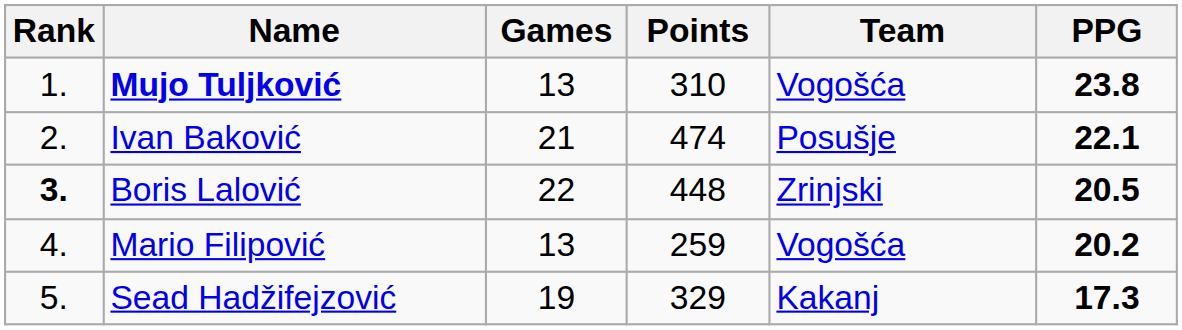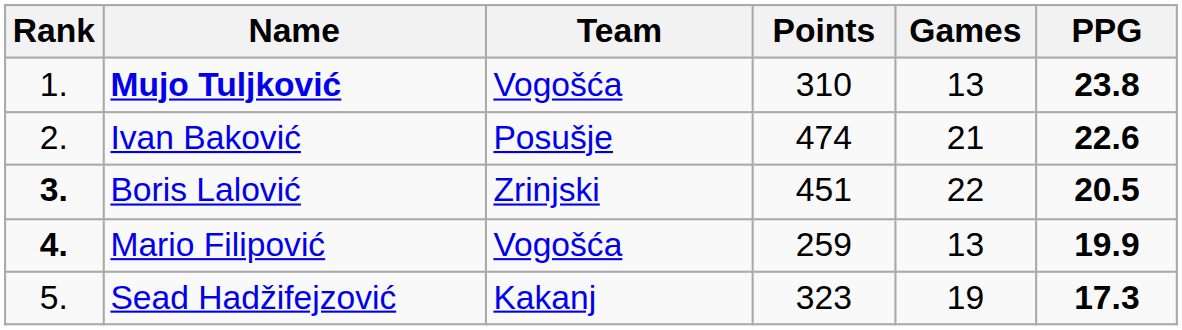columns swapped: (902, 31) <-> (556, 31)
(1107, 137) 22.1 -> (1107, 137) 22.6
(698, 191) 448 -> (824, 191) 451
(54, 244) normal -> (54, 244) bold
(1107, 244) 20.2 -> (1107, 244) 19.9
(698, 297) 329 -> (824, 297) 323
